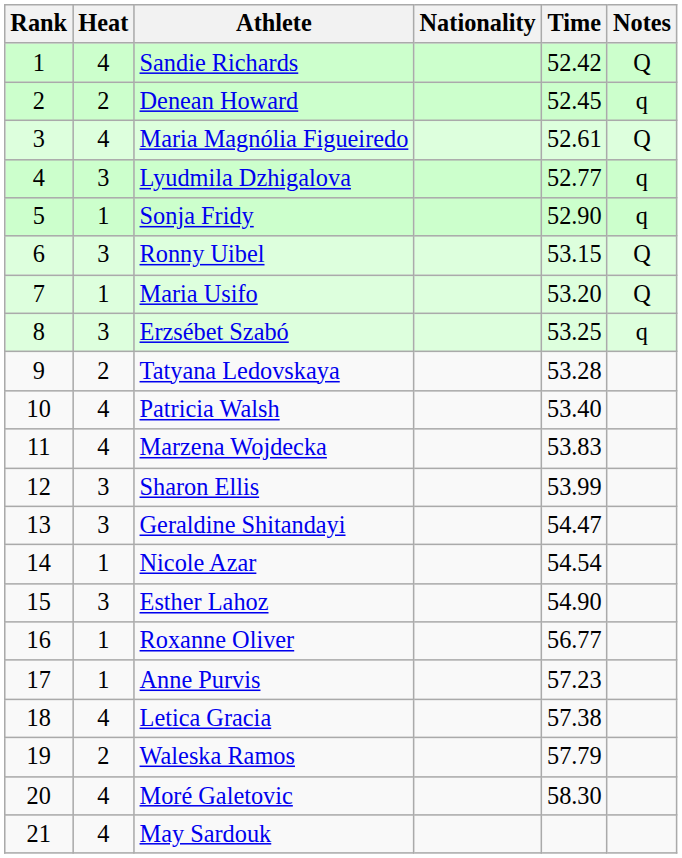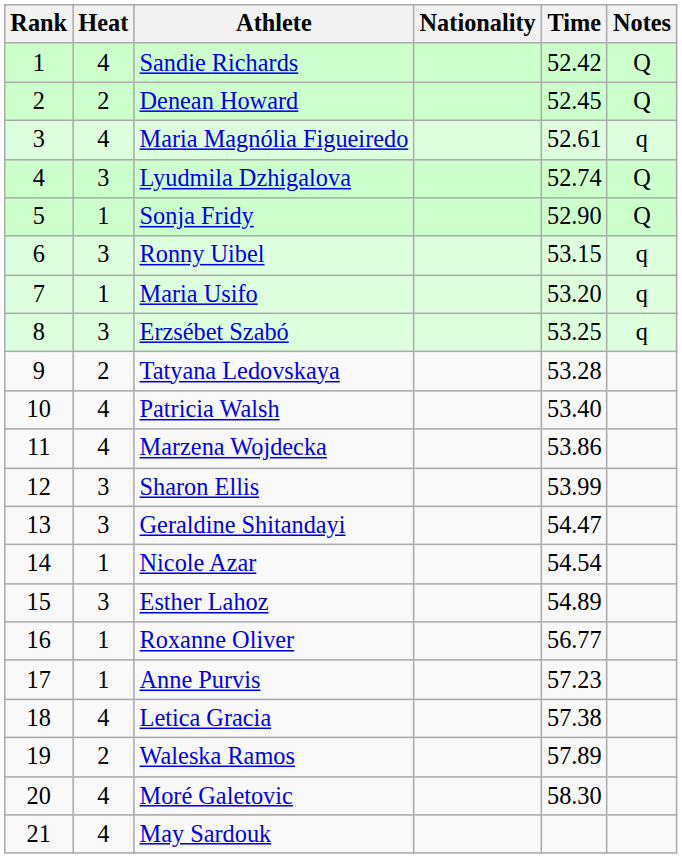(642, 100) q -> (642, 100) Q
(642, 139) Q -> (642, 139) q
(574, 178) 52.77 -> (574, 178) 52.74
(642, 178) q -> (642, 178) Q
(642, 216) q -> (642, 216) Q
(642, 255) Q -> (642, 255) q
(642, 293) Q -> (642, 293) q
(574, 448) 53.83 -> (574, 448) 53.86
(574, 602) 54.90 -> (574, 602) 54.89
(574, 756) 57.79 -> (574, 756) 57.89
